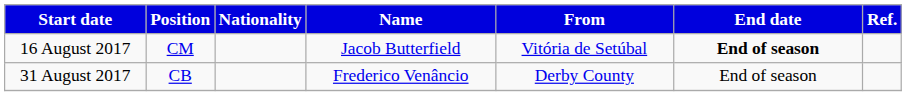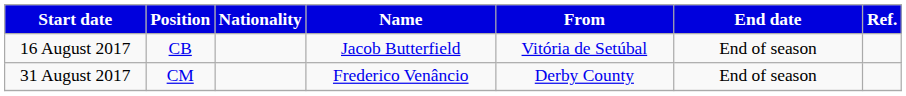(180, 47) CM -> (180, 47) CB
(768, 47) bold -> (768, 47) normal
(180, 76) CB -> (180, 76) CM
